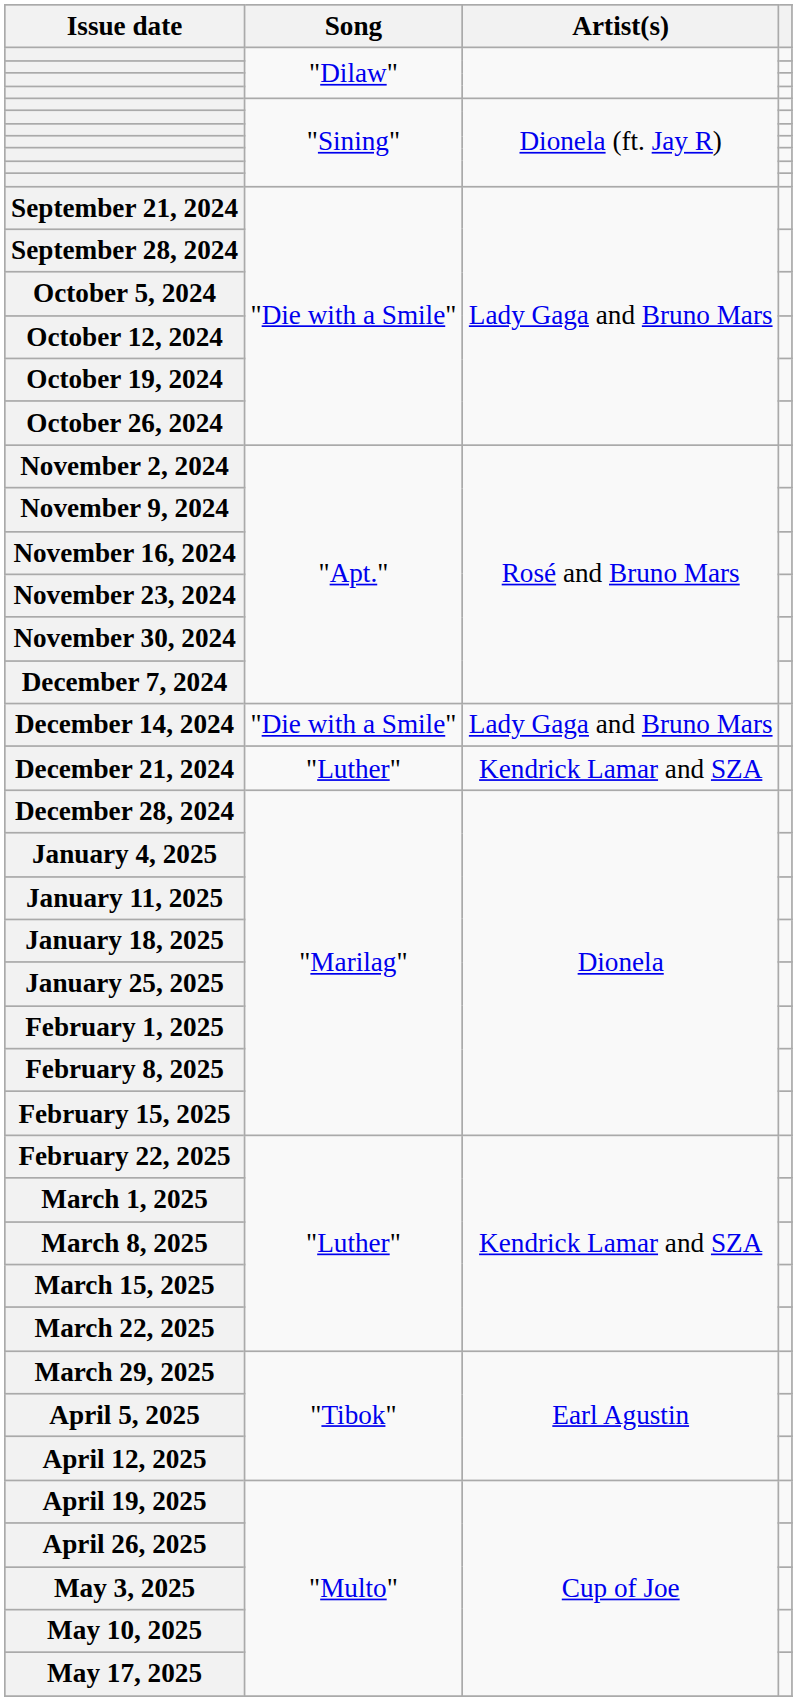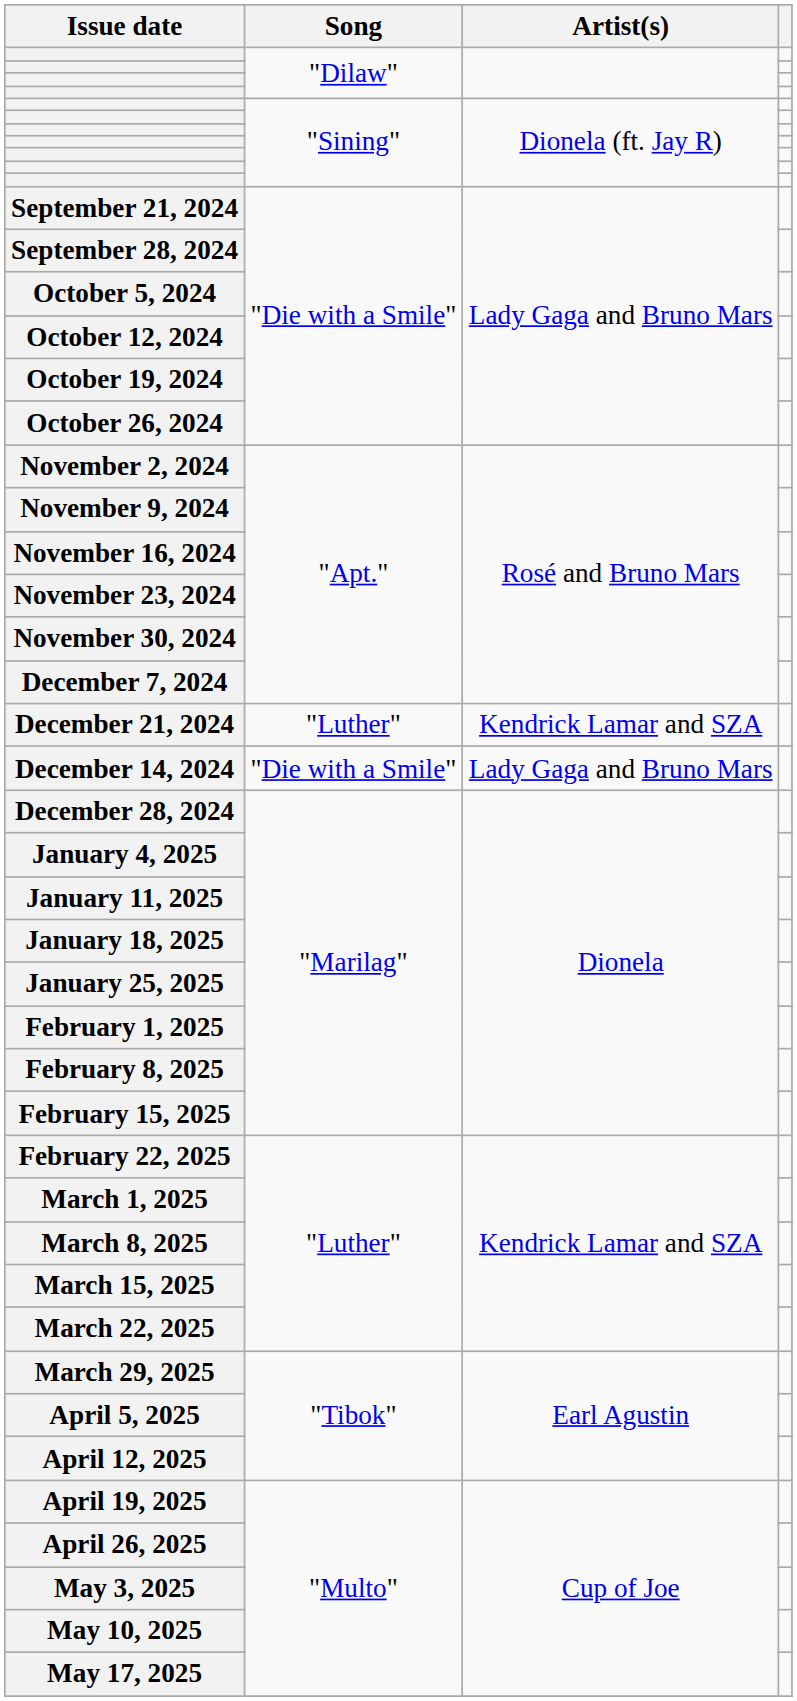rows swapped: (125, 724) <-> (125, 767)
